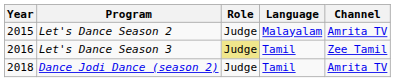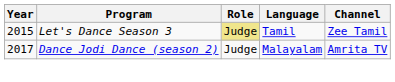- row: (105, 31)
(20, 49) 2016 -> (20, 31) 2015
(20, 67) 2018 -> (20, 49) 2017
(279, 67) Tamil -> (292, 49) Malayalam
